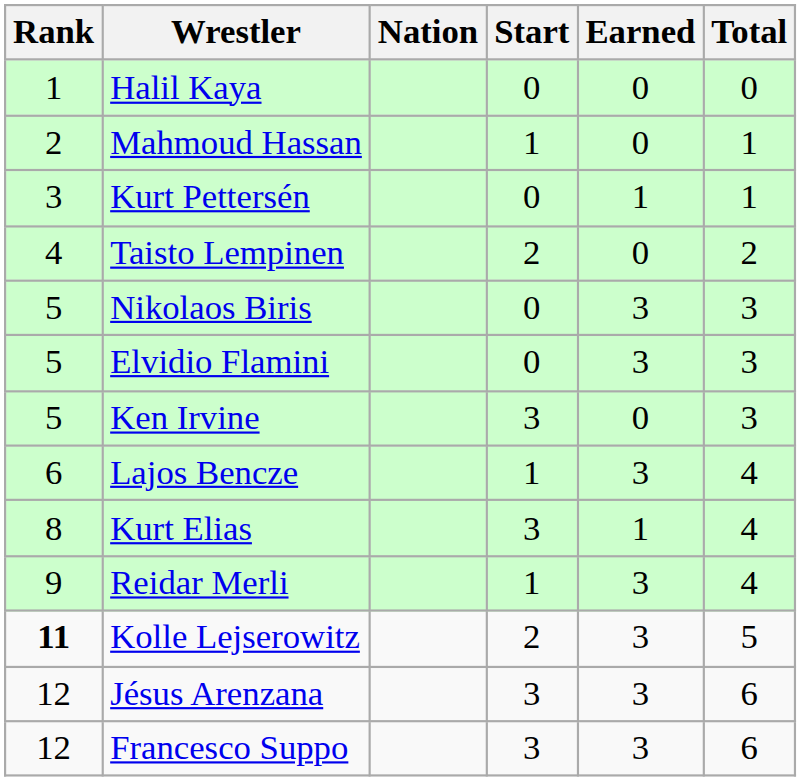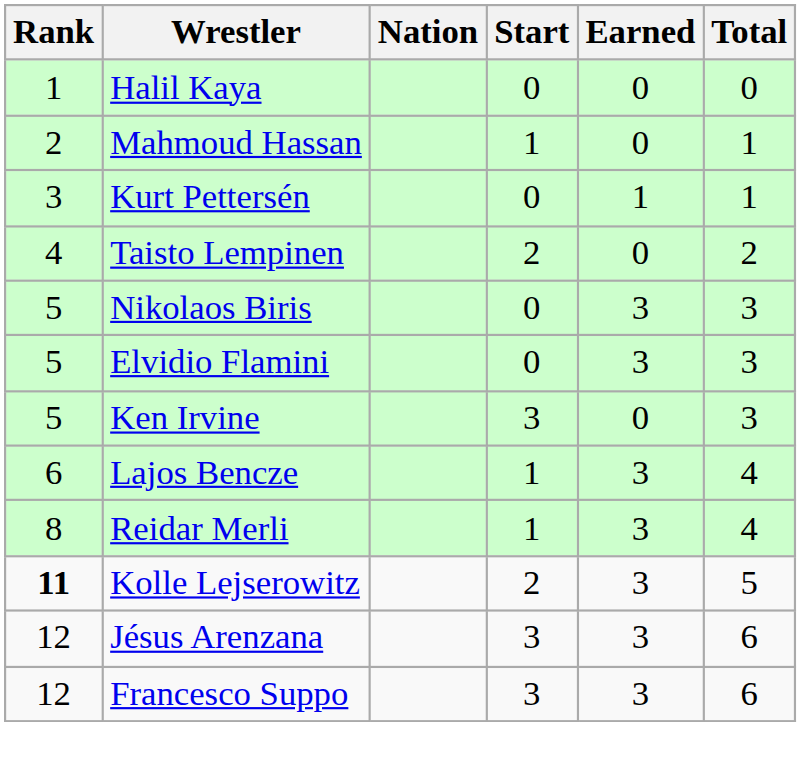- row: (181, 527)
(54, 582) 9 -> (54, 527) 8
